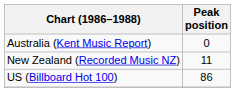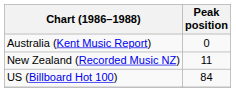(206, 78) 86 -> (206, 78) 84
